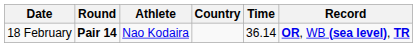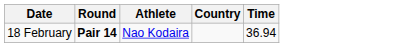- column: (346, 14)
(261, 33) 36.14 -> (261, 33) 36.94
